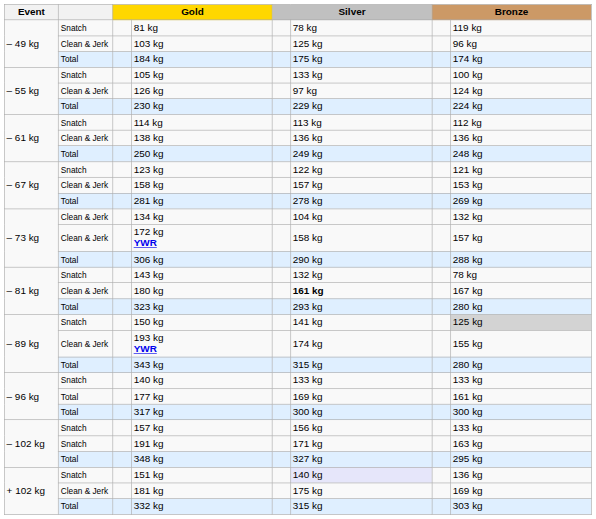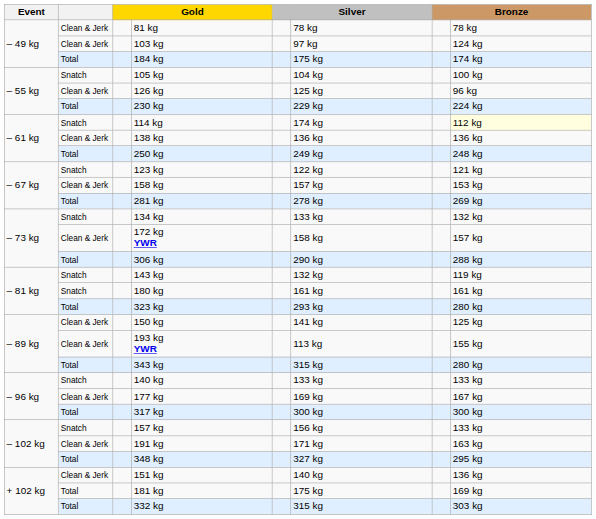(74, 28) Snatch -> (84, 28) Clean & Jerk
(467, 28) 119 kg -> (465, 28) 78 kg
(308, 43) 125 kg -> (305, 43) 97 kg
(465, 43) 96 kg -> (468, 43) 124 kg
(308, 75) 133 kg -> (308, 75) 104 kg
(305, 91) 97 kg -> (308, 91) 125 kg
(468, 91) 124 kg -> (465, 91) 96 kg
(307, 122) 113 kg -> (308, 122) 174 kg
(467, 122) no background -> (467, 122) lightyellow background
(84, 217) Clean & Jerk -> (74, 217) Snatch
(308, 216) 104 kg -> (308, 216) 133 kg
(465, 275) 78 kg -> (467, 275) 119 kg
(84, 291) Clean & Jerk -> (74, 291) Snatch
(308, 290) bold -> (308, 290) normal
(468, 290) 167 kg -> (468, 290) 161 kg
(74, 323) Snatch -> (84, 323) Clean & Jerk
(468, 322) lightgrey background -> (468, 322) no background
(308, 343) 174 kg -> (308, 343) 113 kg
(69, 397) Total -> (84, 397) Clean & Jerk
(468, 396) 161 kg -> (468, 396) 167 kg
(74, 444) Snatch -> (84, 444) Clean & Jerk
(74, 475) Snatch -> (84, 475) Clean & Jerk
(308, 475) lavender background -> (308, 475) no background
(84, 491) Clean & Jerk -> (69, 491) Total
